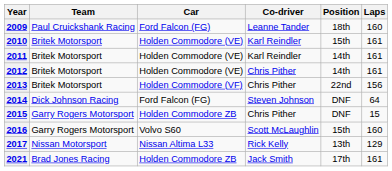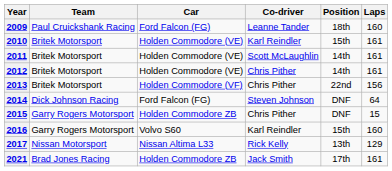(274, 56) Karl Reindler -> (283, 56) Scott McLaughlin
(283, 129) Scott McLaughlin -> (274, 129) Karl Reindler
